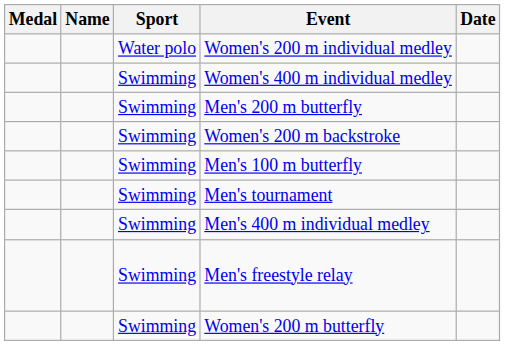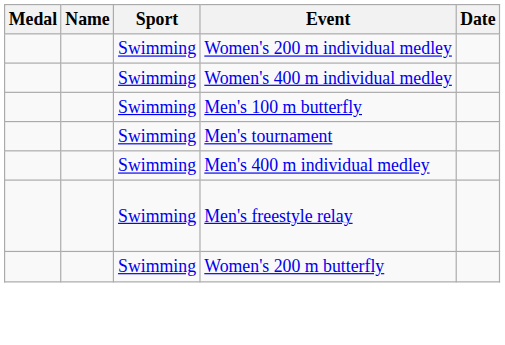(157, 48) Water polo -> (157, 48) Swimming
- row: (283, 107)
- row: (302, 136)
